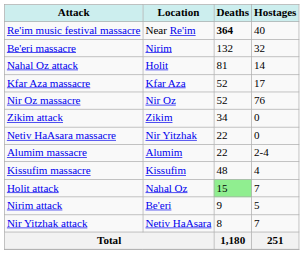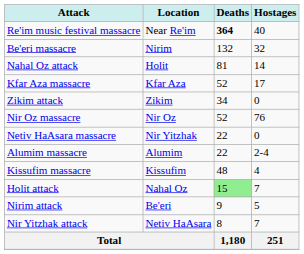rows swapped: (35, 118) <-> (44, 100)
